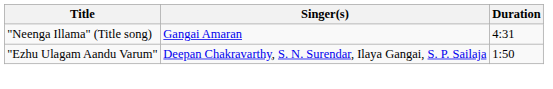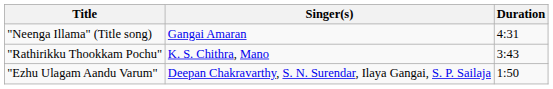+ row: (85, 53)
